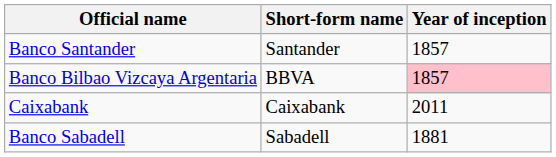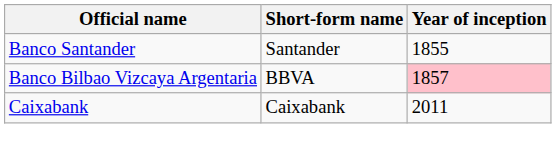(430, 48) 1857 -> (430, 48) 1855
- row: (67, 136)
